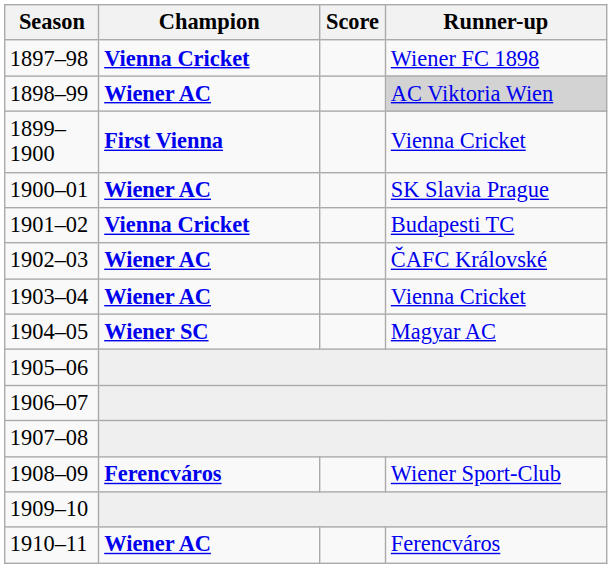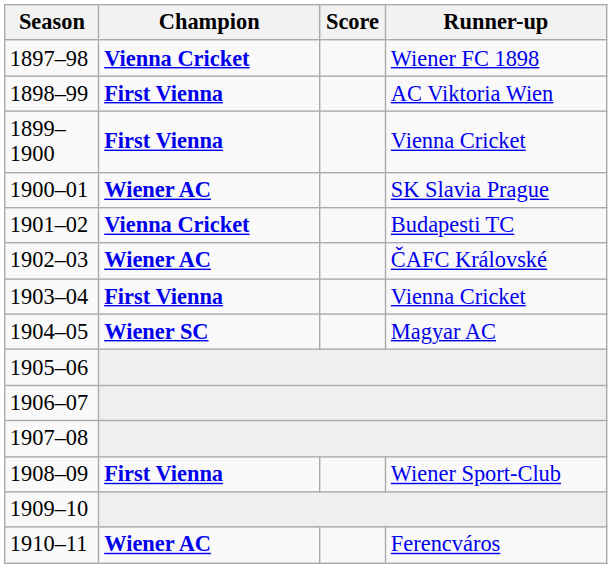(158, 93) Wiener AC -> (164, 93) First Vienna
(472, 93) lightgrey background -> (472, 93) no background
(158, 296) Wiener AC -> (164, 296) First Vienna
(163, 473) Ferencváros -> (164, 473) First Vienna
